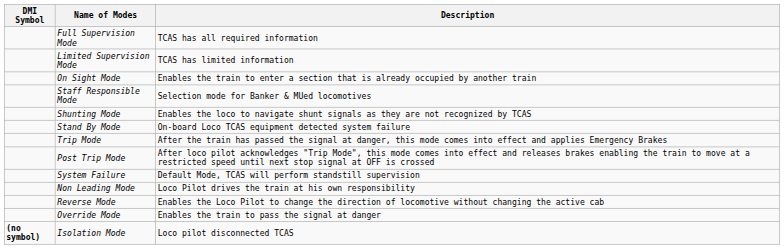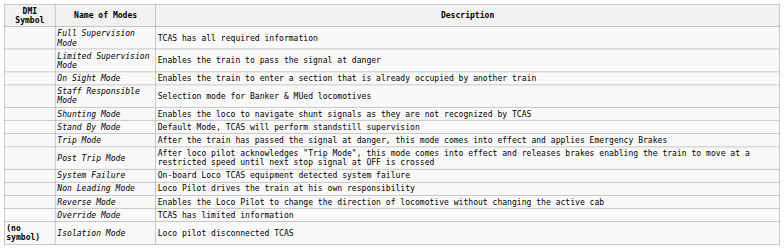(226, 60) TCAS has limited information -> (269, 60) Enables the train to pass the signal at danger
(284, 127) On-board Loco TCAS equipment detected system failure -> (289, 127) Default Mode, TCAS will perform standstill supervision
(289, 176) Default Mode, TCAS will perform standstill supervision -> (284, 176) On-board Loco TCAS equipment detected system failure
(269, 215) Enables the train to pass the signal at danger -> (226, 215) TCAS has limited information
